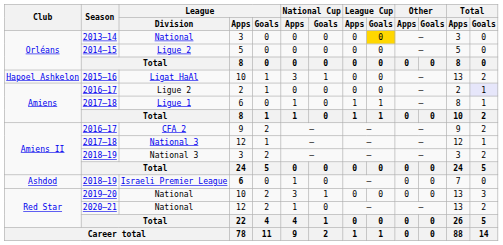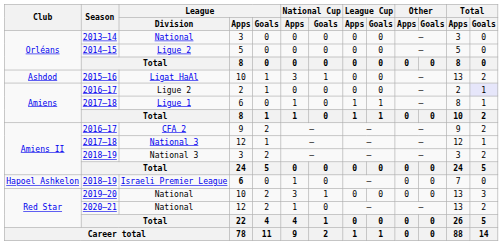(381, 37) gold background -> (381, 37) no background
(43, 77) Hapoel Ashkelon -> (43, 77) Ashdod
(43, 182) Ashdod -> (43, 182) Hapoel Ashkelon
